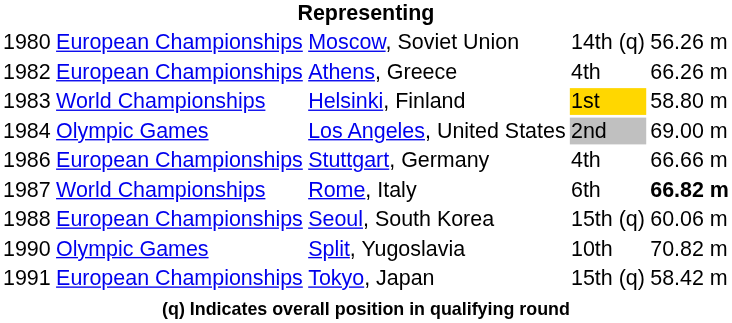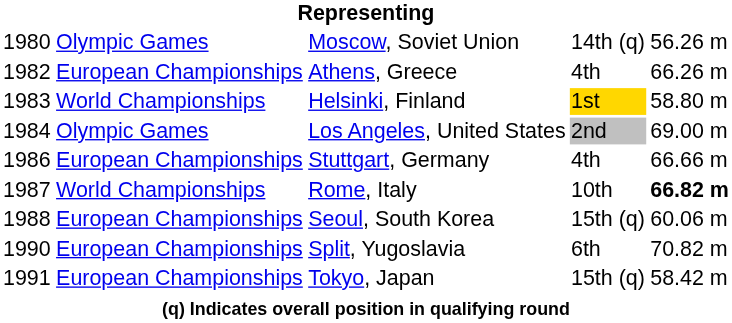(179, 42) European Championships -> (132, 42) Olympic Games
(586, 189) 6th -> (592, 189) 10th
(132, 248) Olympic Games -> (179, 248) European Championships
(592, 248) 10th -> (586, 248) 6th
